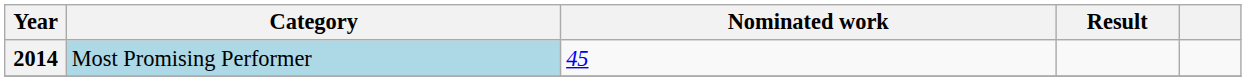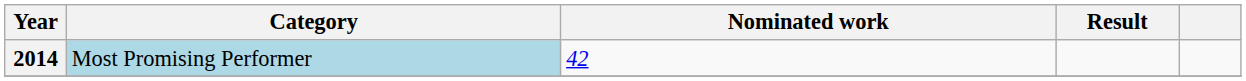(577, 57) 45 -> (577, 57) 42
